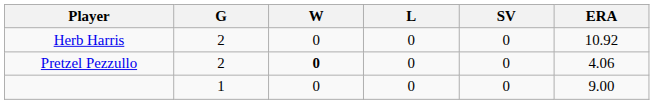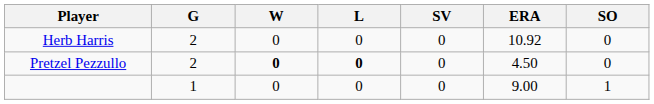+ column: (608, 16)
(411, 63) normal -> (359, 63) bold
(601, 63) 4.06 -> (525, 63) 4.50
